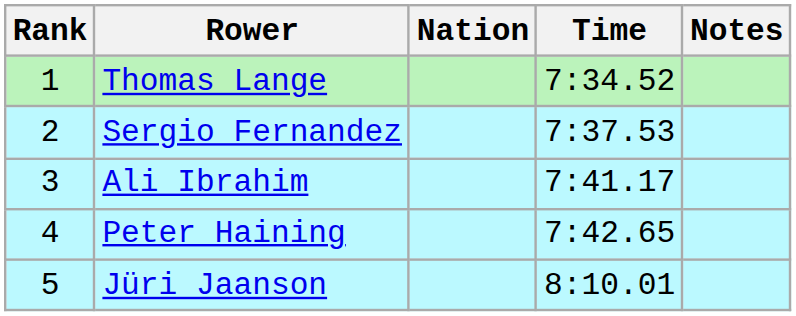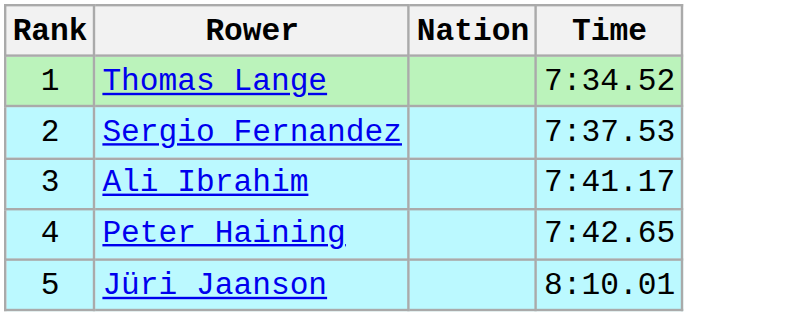- column: (737, 31)
